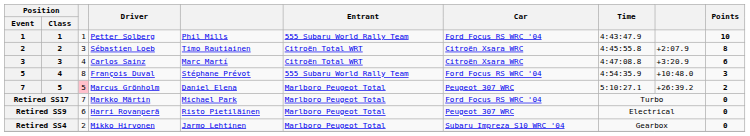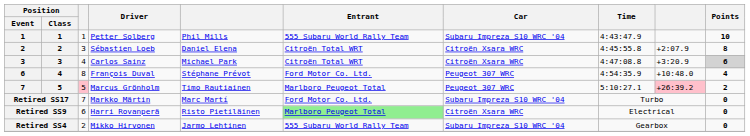(493, 36) Ford Focus RS WRC '04 -> (505, 36) Subaru Impreza S10 WRC '04
(216, 49) Timo Rautiainen -> (209, 49) Daniel Elena
(205, 62) Marc Martí -> (209, 62) Michael Park
(725, 62) no background -> (725, 62) lightgrey background
(23, 74) 5 -> (23, 74) 6
(347, 74) 555 Subaru World Rally Team -> (328, 74) Ford Motor Co. Ltd.
(493, 74) Ford Focus RS WRC '04 -> (480, 74) Peugeot 307 WRC
(725, 74) 3 -> (725, 74) 4
(209, 87) Daniel Elena -> (216, 87) Timo Rautiainen
(675, 87) no background -> (675, 87) pink background
(209, 100) Michael Park -> (205, 100) Marc Martí
(335, 100) Marlboro Peugeot Total -> (328, 100) Ford Motor Co. Ltd.
(493, 100) Ford Focus RS WRC '04 -> (505, 100) Subaru Impreza S10 WRC '04
(335, 112) no background -> (335, 112) lightgreen background
(480, 112) Peugeot 307 WRC -> (484, 112) Citroën Xsara WRC
(335, 125) Marlboro Peugeot Total -> (347, 125) 555 Subaru World Rally Team
